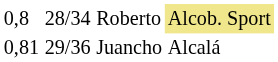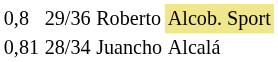(68, 18) 28/34 -> (68, 18) 29/36
(68, 47) 29/36 -> (68, 47) 28/34
